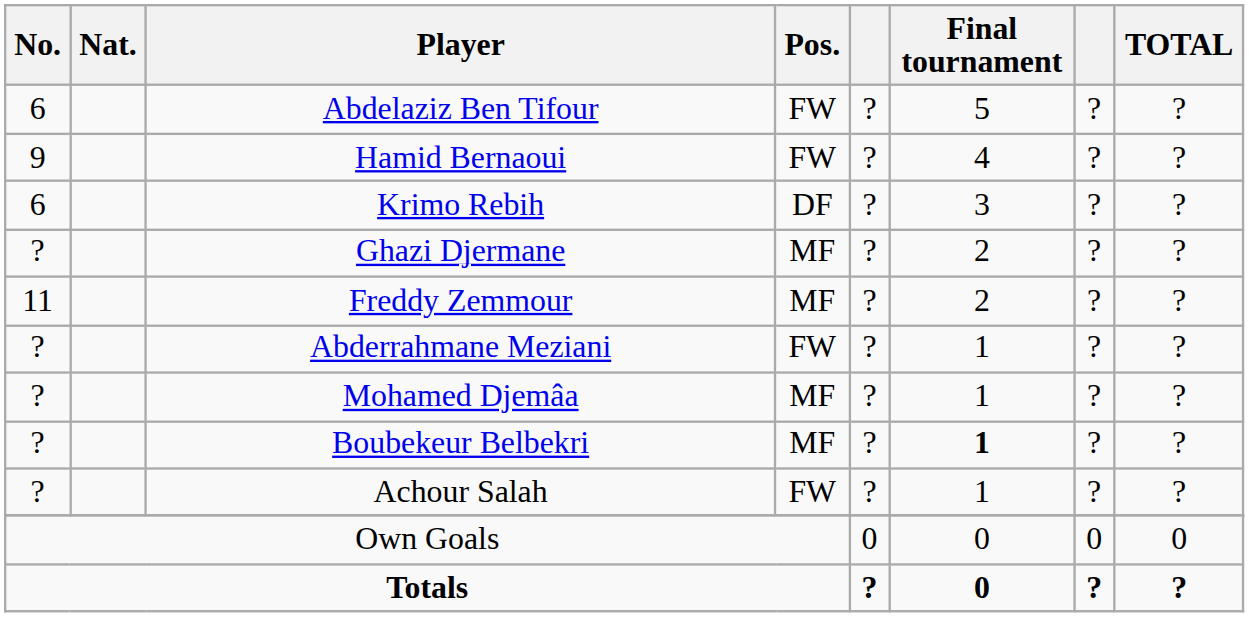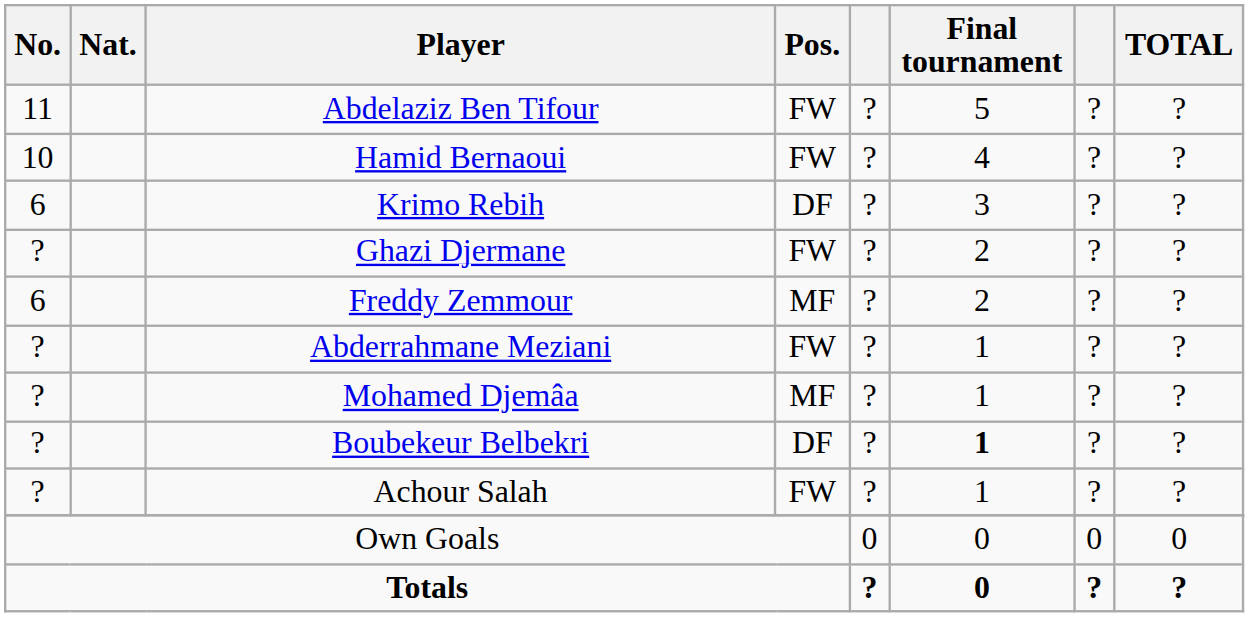(38, 108) 6 -> (38, 108) 11
(38, 156) 9 -> (38, 156) 10
(812, 252) MF -> (812, 252) FW
(38, 299) 11 -> (38, 299) 6
(812, 443) MF -> (812, 443) DF
